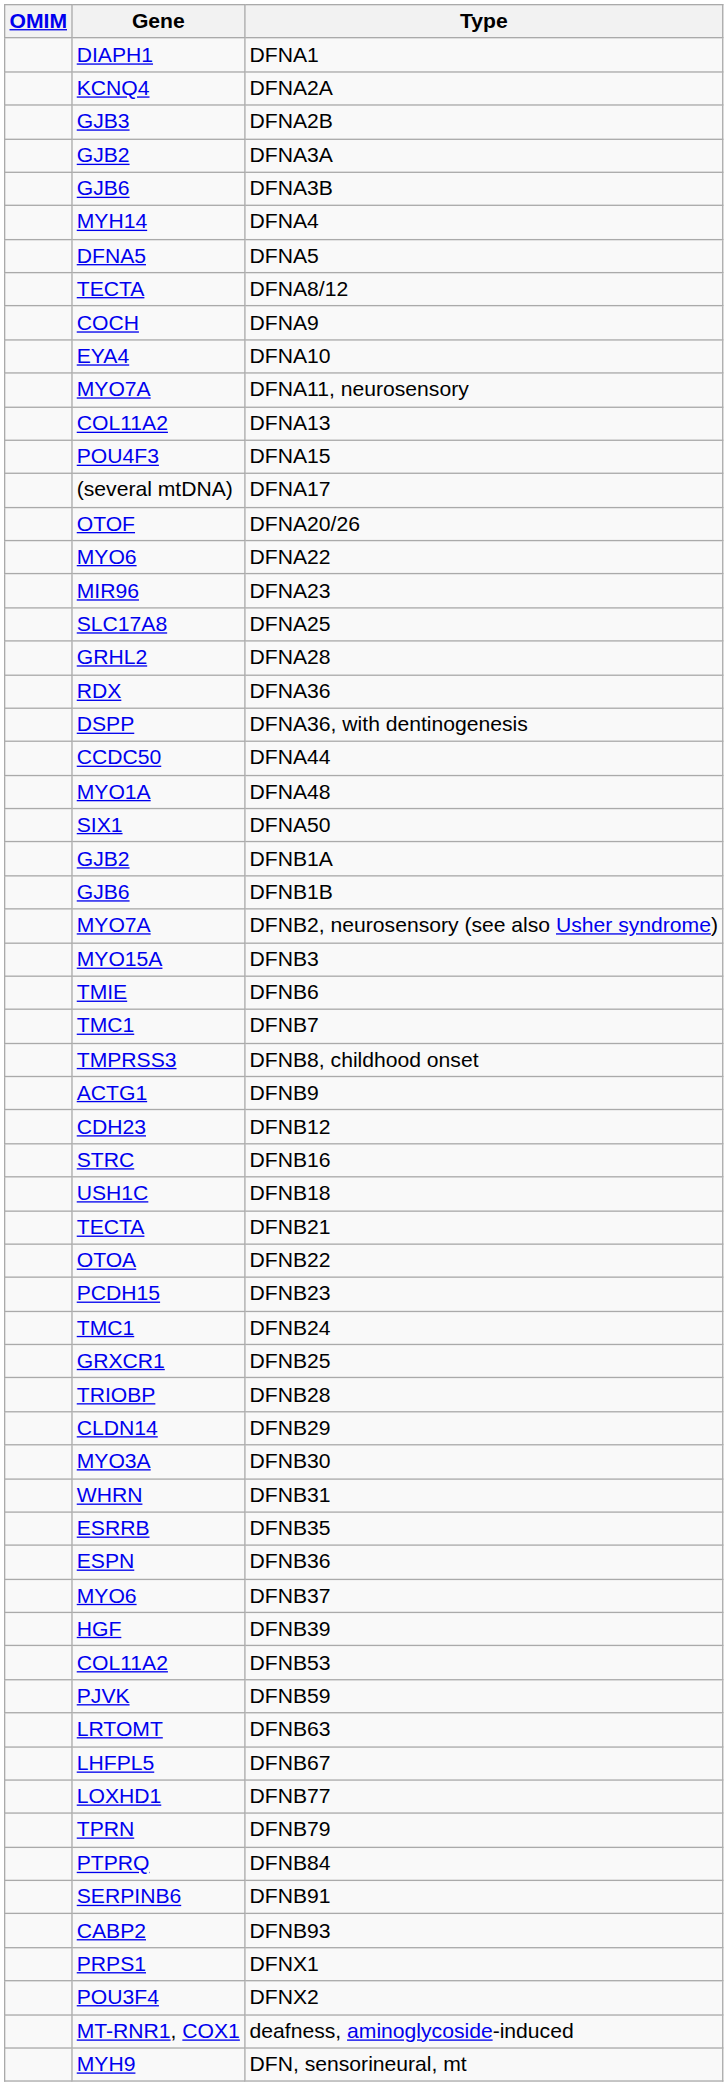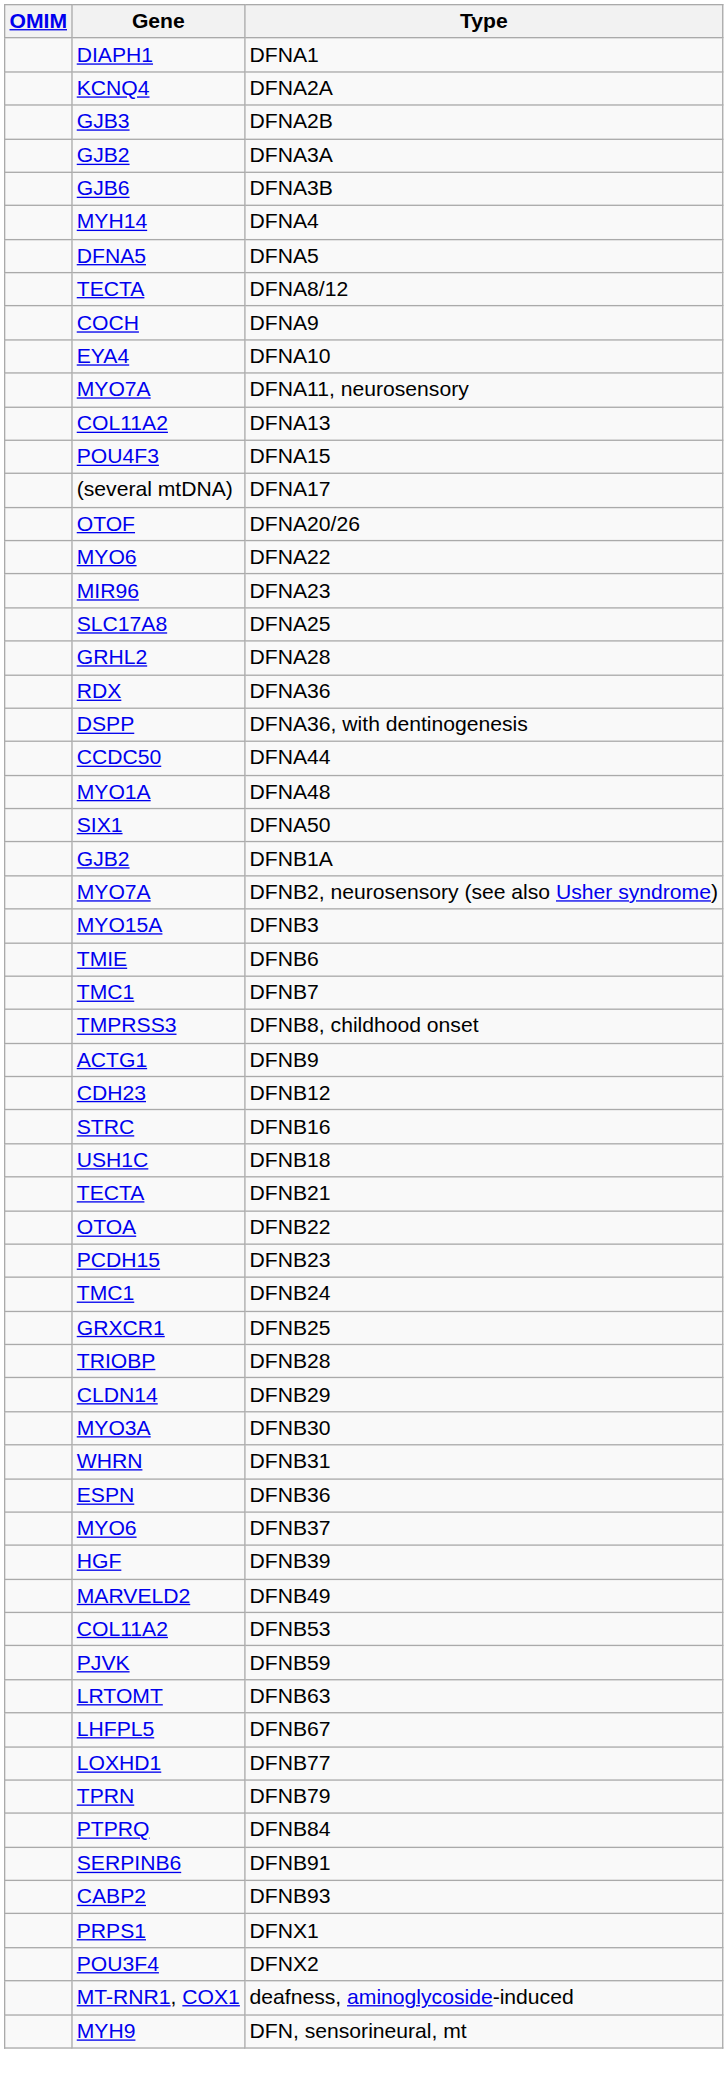- row: (291, 892)
- row: (290, 1528)
+ row: (290, 1595)
